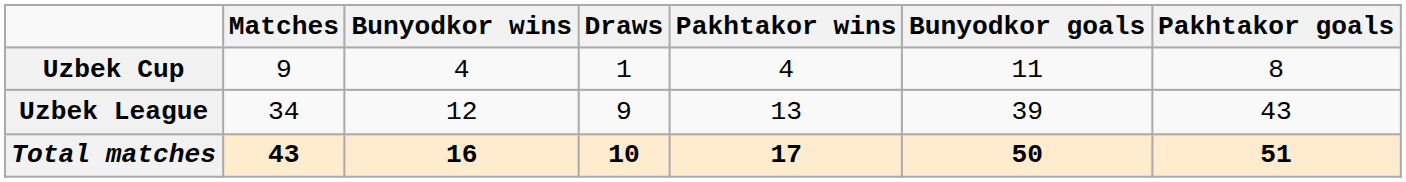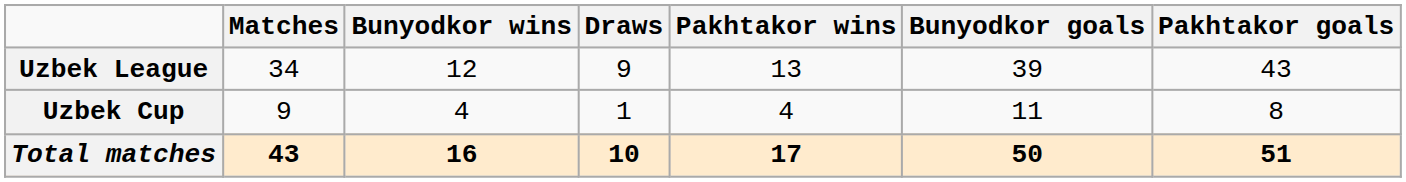rows swapped: (114, 112) <-> (114, 69)
